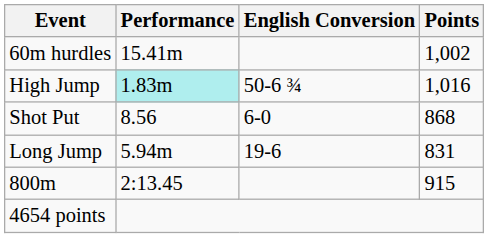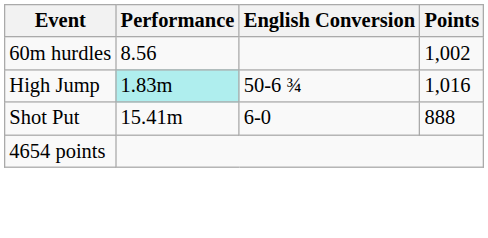(152, 53) 15.41m -> (139, 53) 8.56
(139, 118) 8.56 -> (152, 118) 15.41m
(440, 118) 868 -> (440, 118) 888
- row: (56, 150)
- row: (33, 183)
